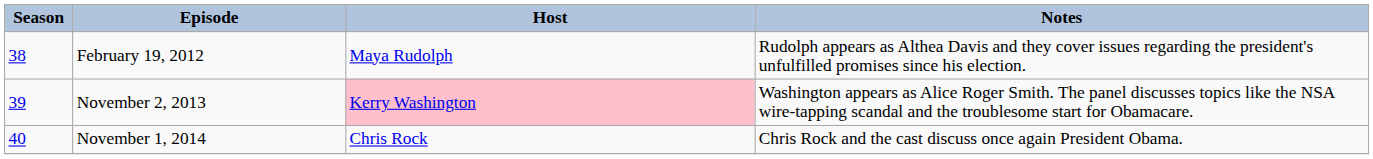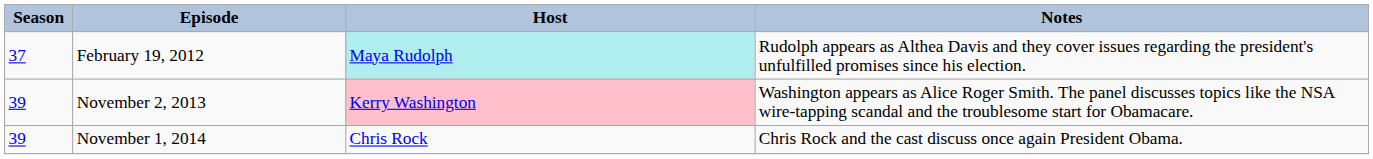(17, 55) 38 -> (17, 55) 37
(401, 55) no background -> (401, 55) paleturquoise background
(17, 139) 40 -> (17, 139) 39
